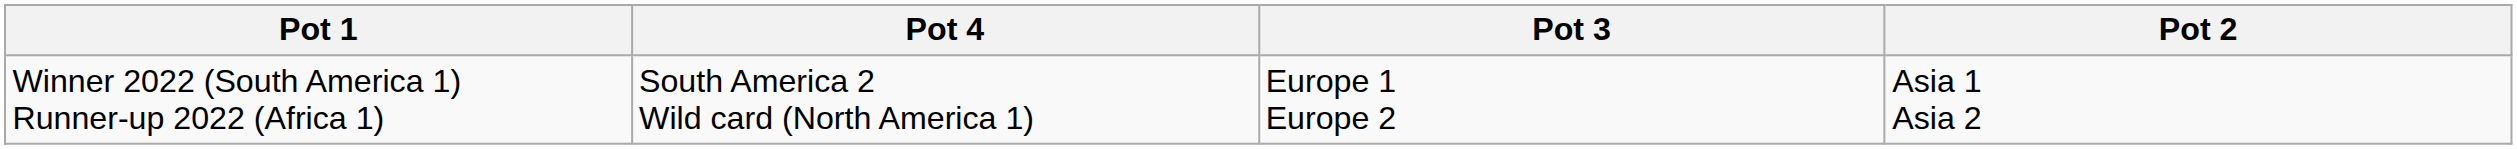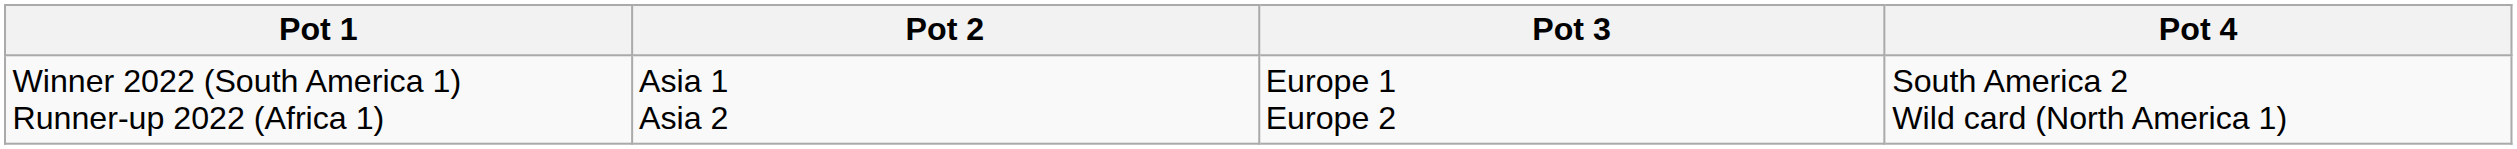columns swapped: (2198, 30) <-> (945, 30)
